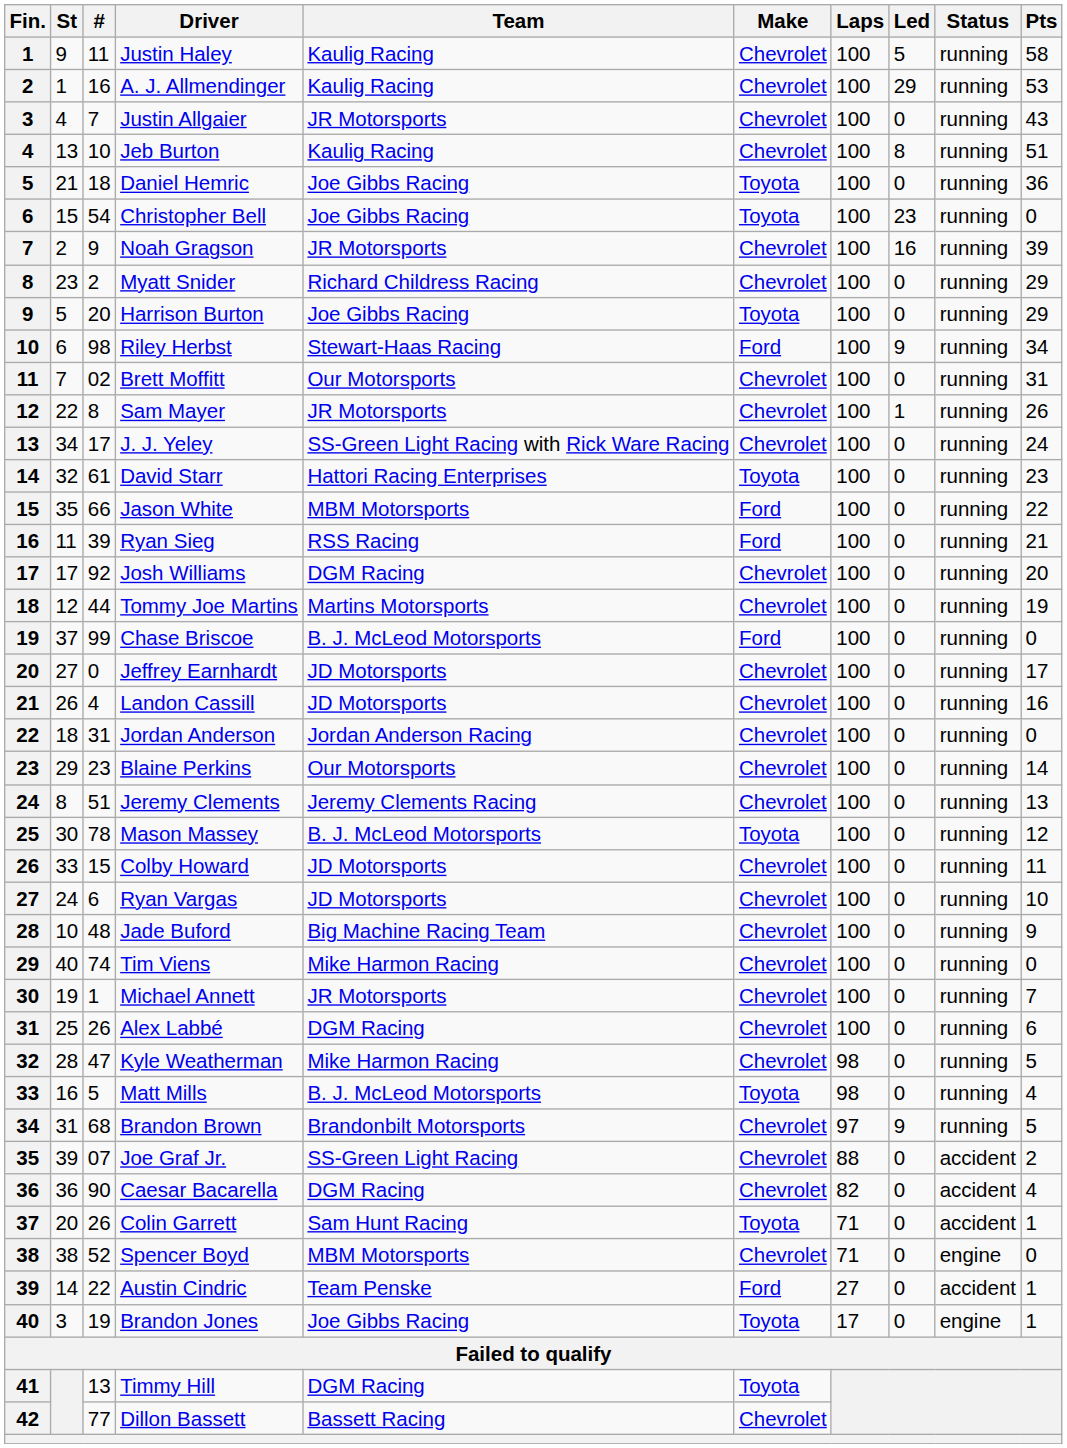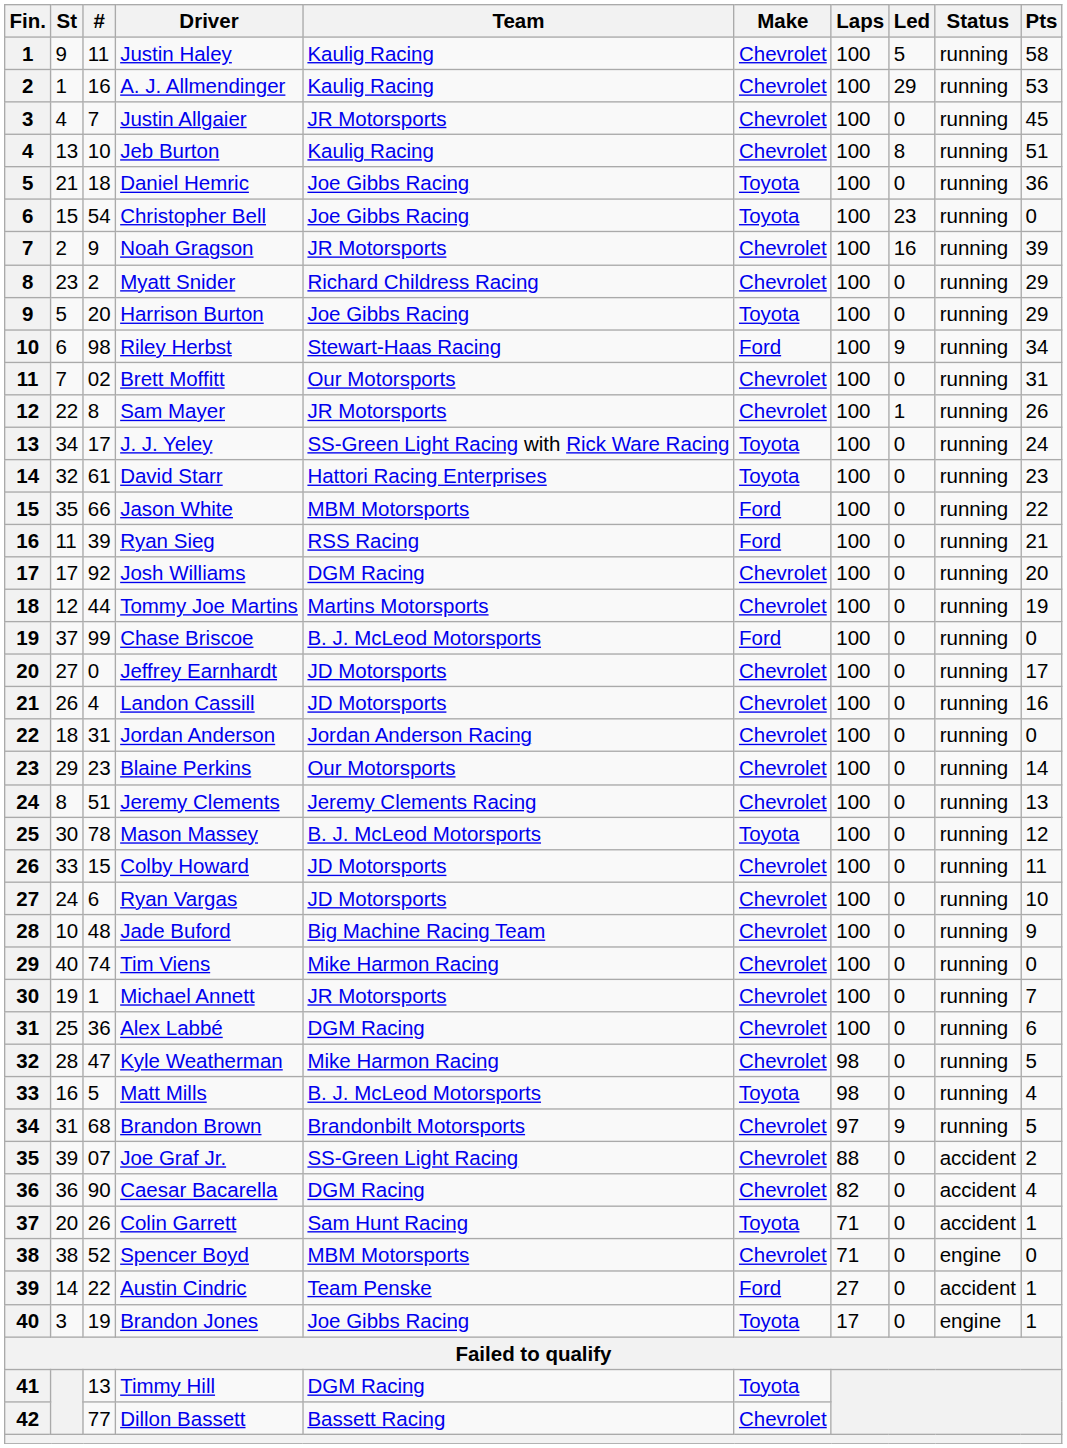(1037, 119) 43 -> (1037, 119) 45
(783, 443) Chevrolet -> (769, 443) Toyota
(99, 1028) 26 -> (99, 1028) 36
